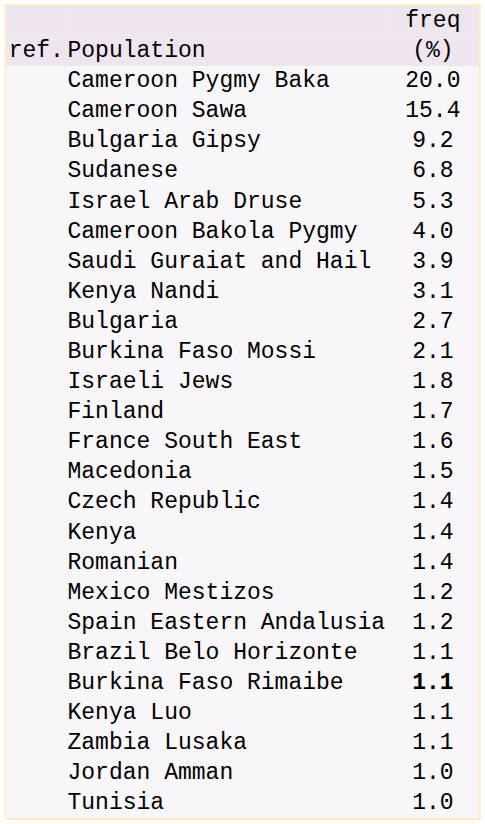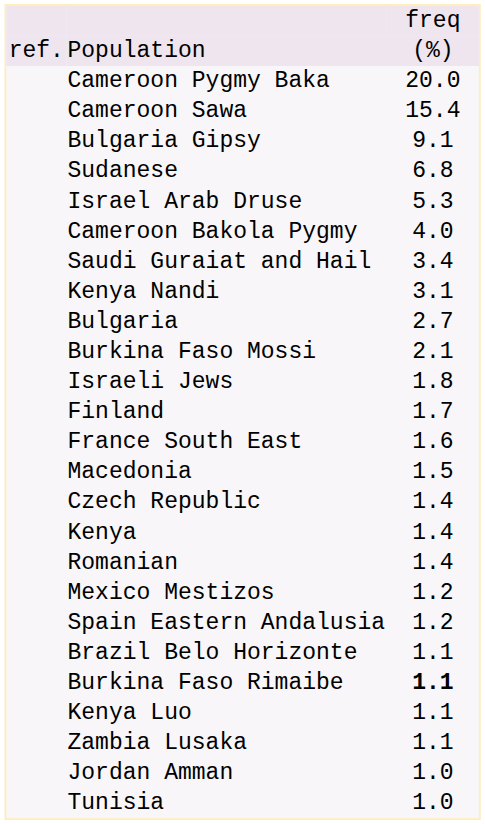(433, 141) 9.2 -> (433, 141) 9.1
(433, 262) 3.9 -> (433, 262) 3.4
